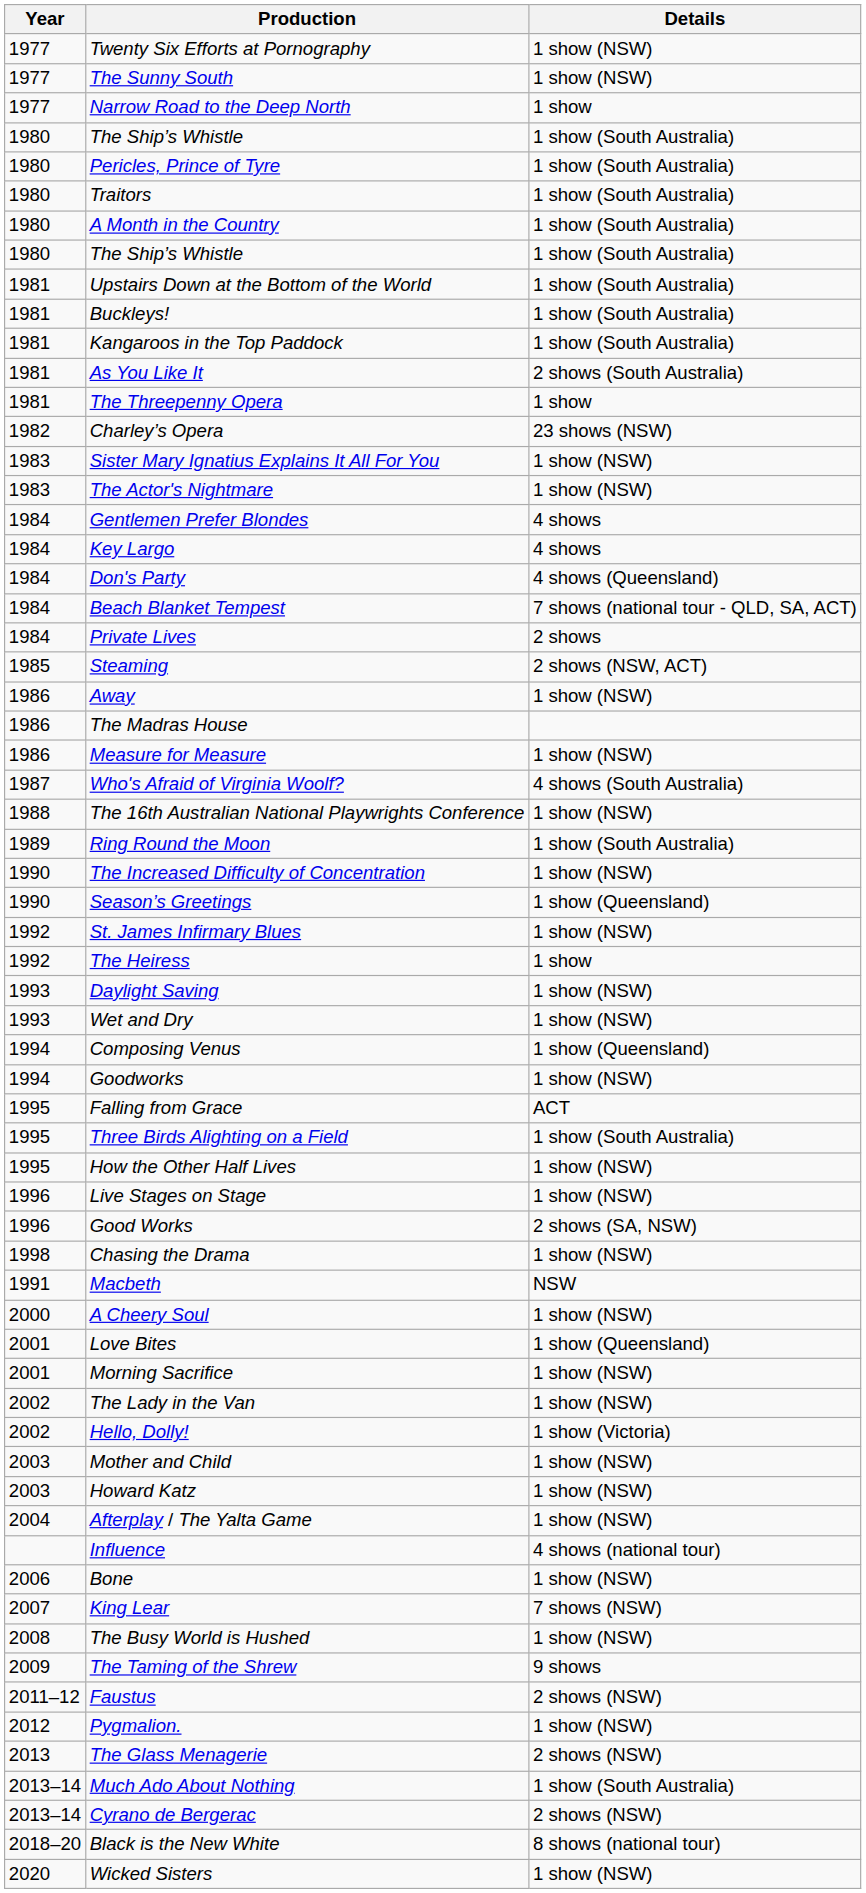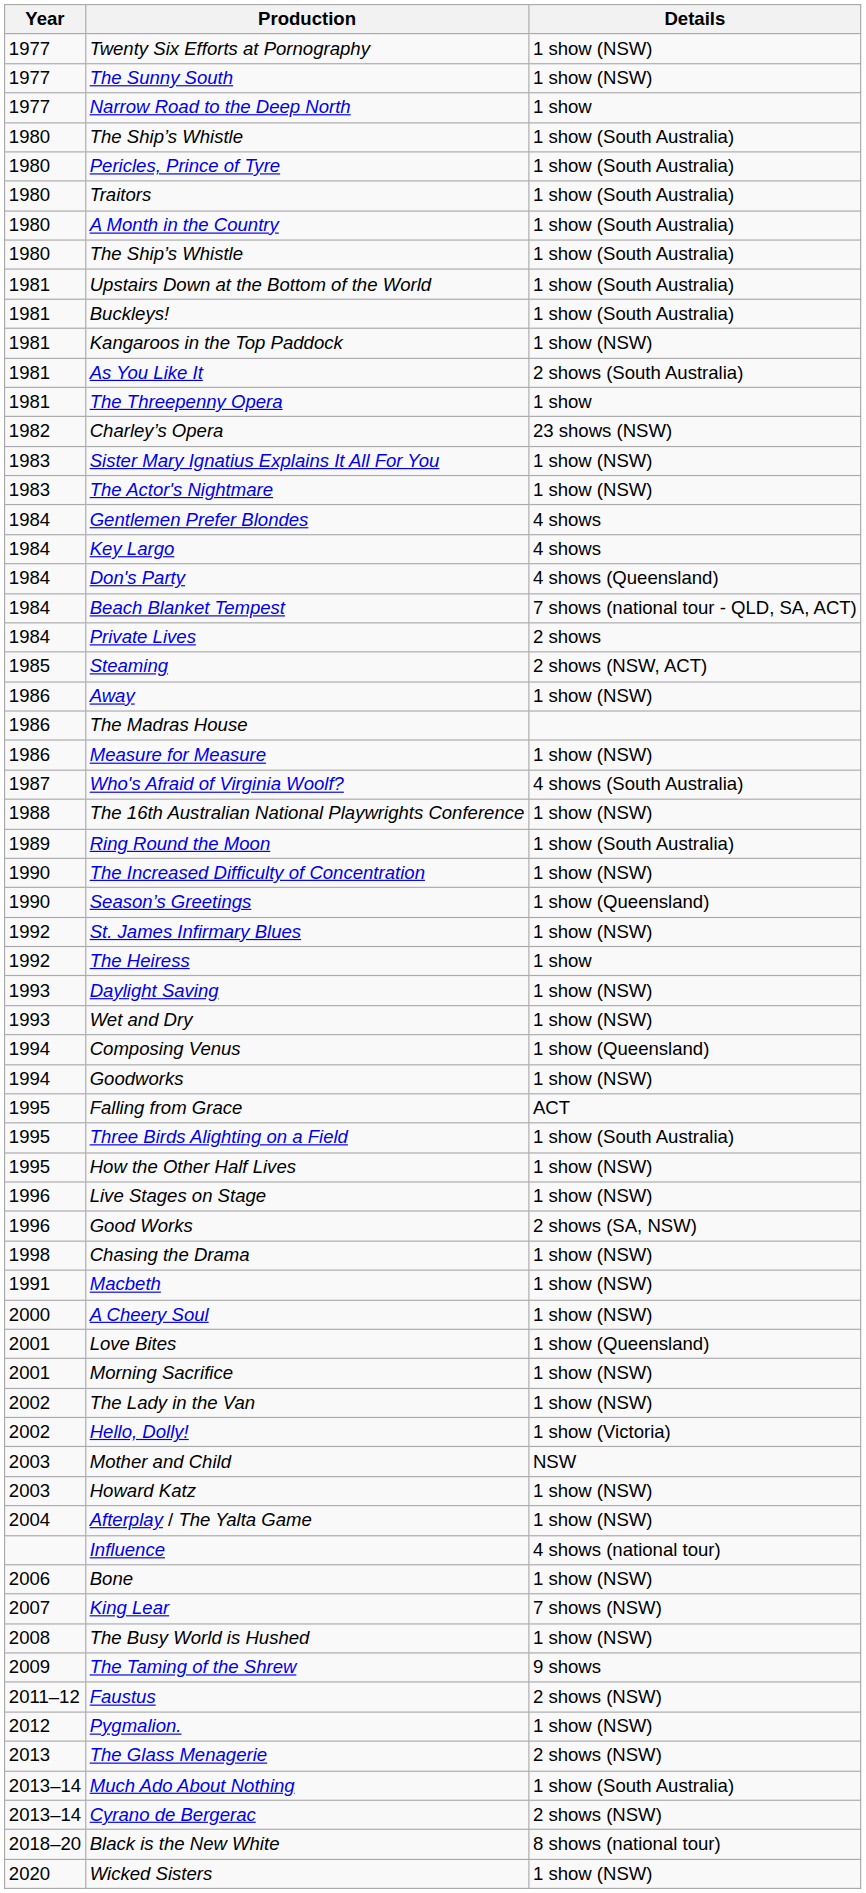(633, 343) 1 show (South Australia) -> (593, 343) 1 show (NSW)
(555, 1284) NSW -> (593, 1284) 1 show (NSW)
(593, 1461) 1 show (NSW) -> (555, 1461) NSW
